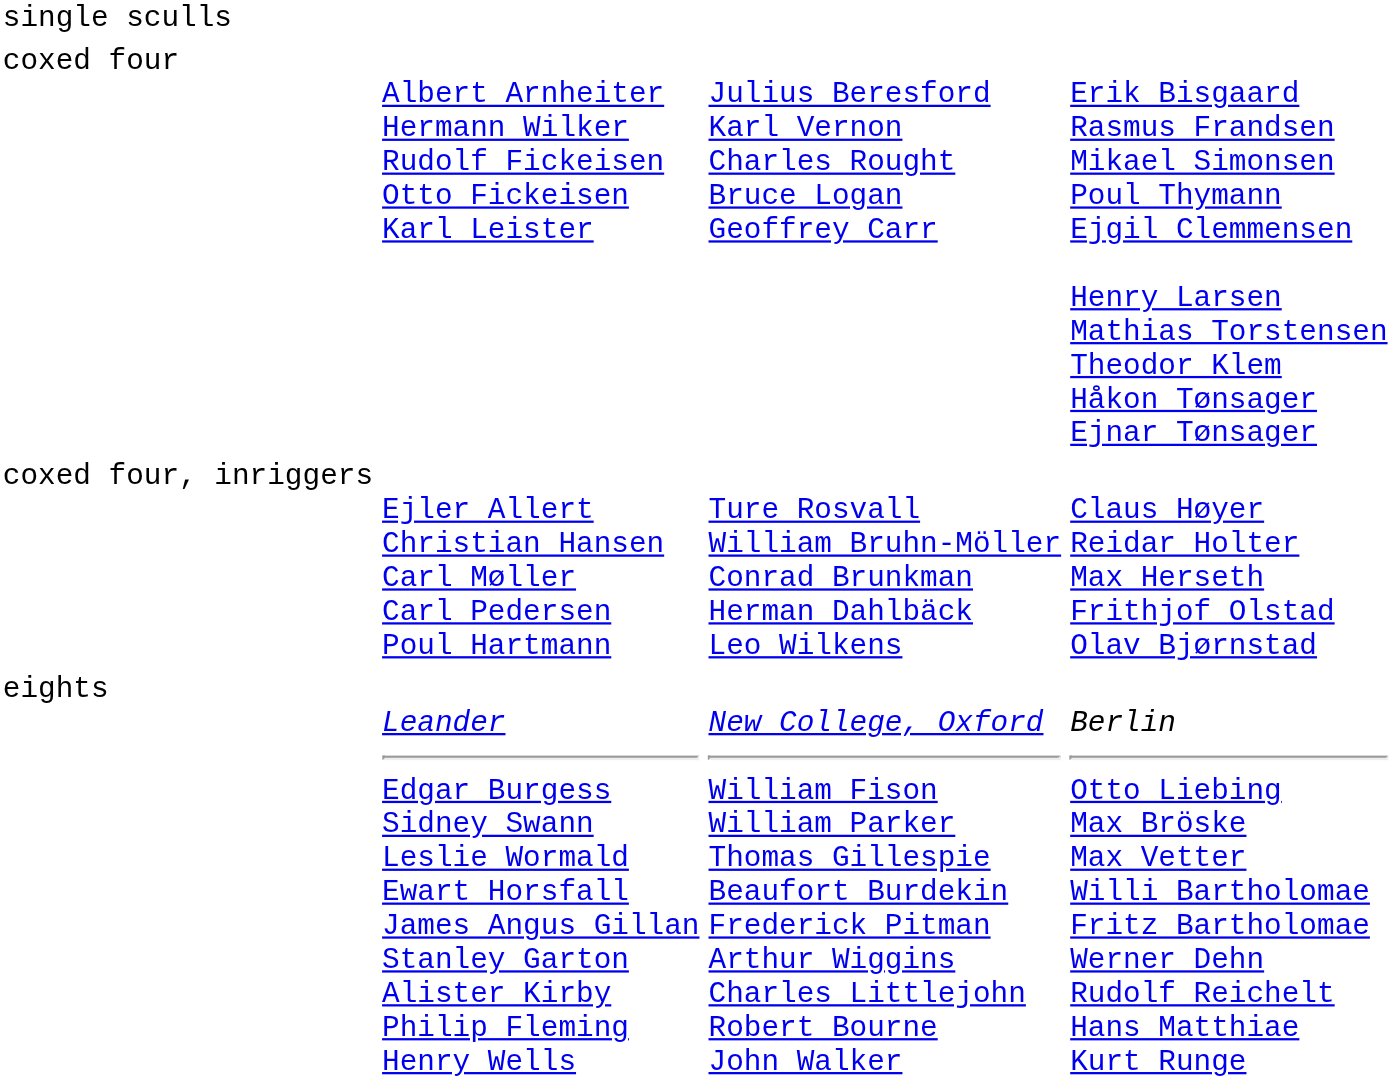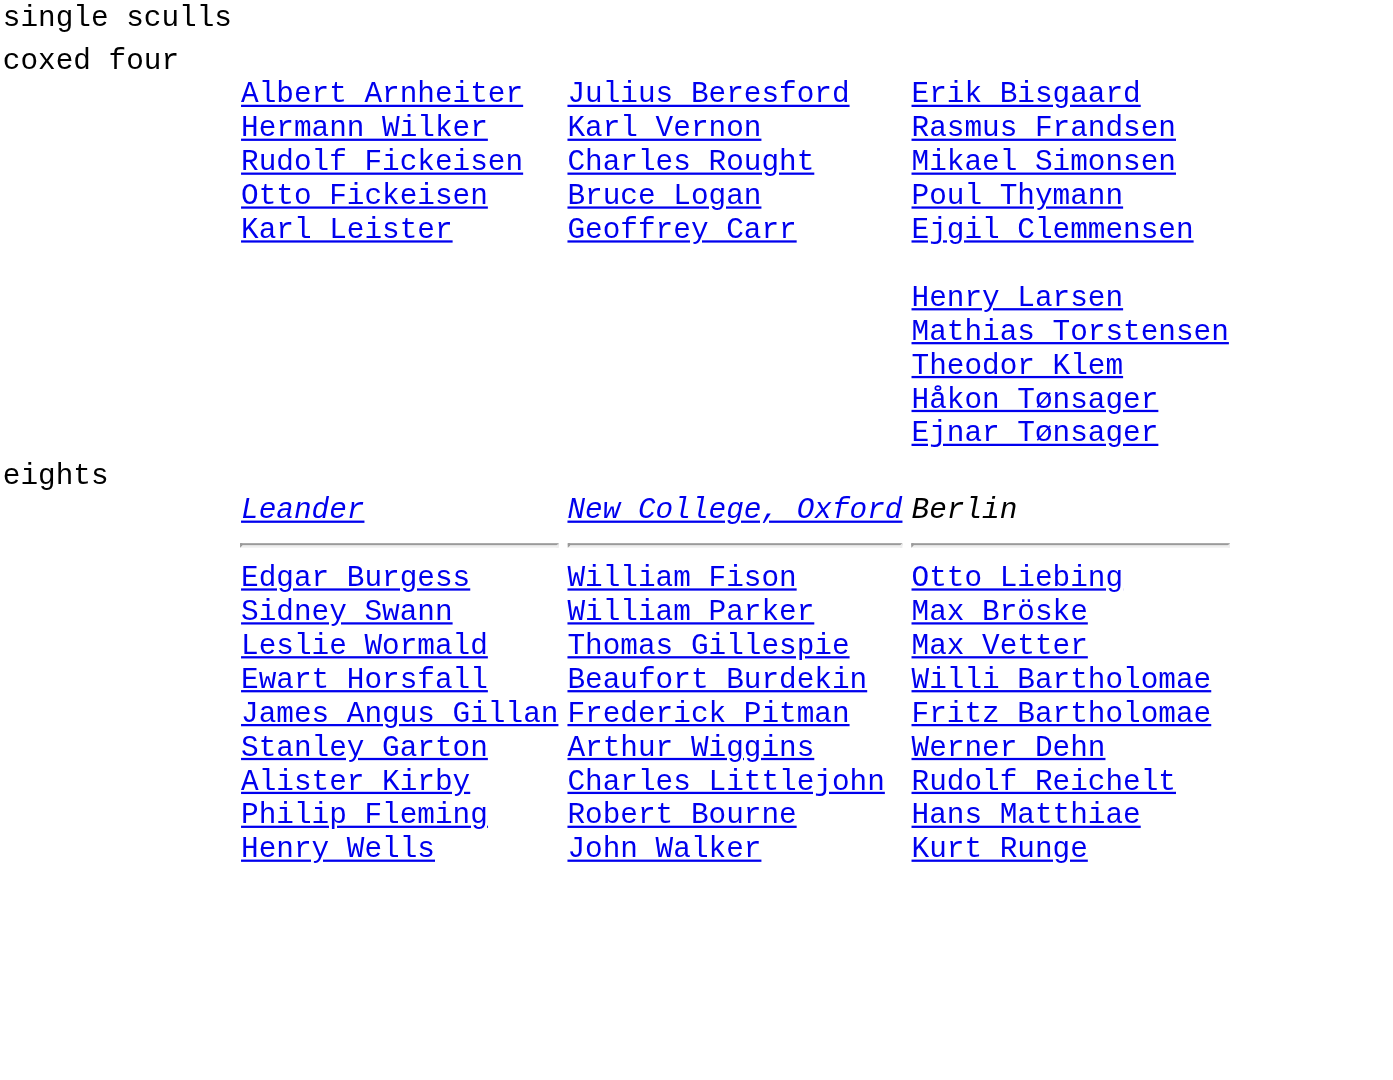- row: (188, 477)
